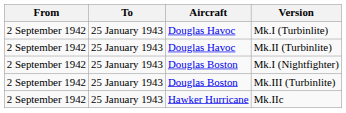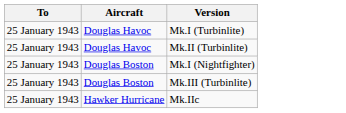- column: (46, 13)
